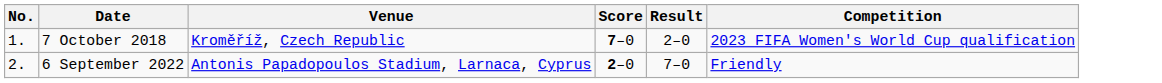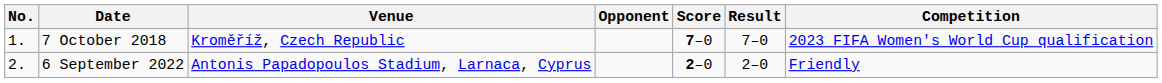+ column: (634, 17)
(677, 41) 2–0 -> (755, 41) 7–0
(677, 65) 7–0 -> (755, 65) 2–0
